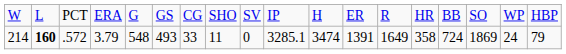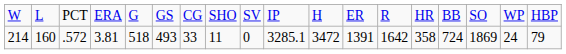(45, 37) bold -> (45, 37) normal
(106, 37) 3.79 -> (106, 37) 3.81
(139, 37) 548 -> (139, 37) 518
(326, 37) 3474 -> (326, 37) 3472
(394, 37) 1649 -> (394, 37) 1642
